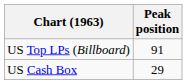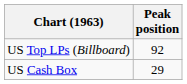(157, 49) 91 -> (157, 49) 92
